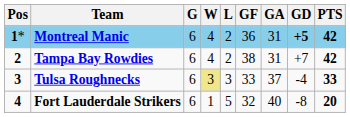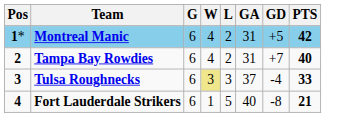- column: (249, 15)
(301, 36) bold -> (276, 36) normal
(330, 58) 42 -> (305, 58) 40
(330, 101) 20 -> (305, 101) 21
